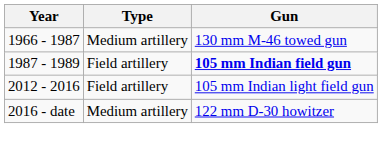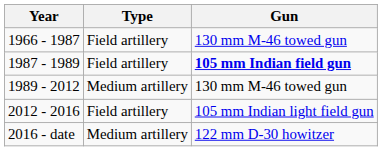(137, 39) Medium artillery -> (127, 39) Field artillery
+ row: (44, 87)
